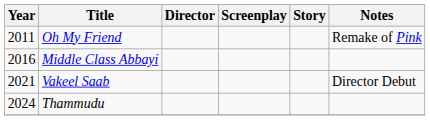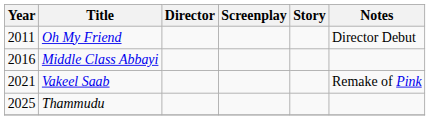(377, 37) Remake of Pink -> (374, 37) Director Debut
(374, 81) Director Debut -> (377, 81) Remake of Pink
(22, 103) 2024 -> (22, 103) 2025
